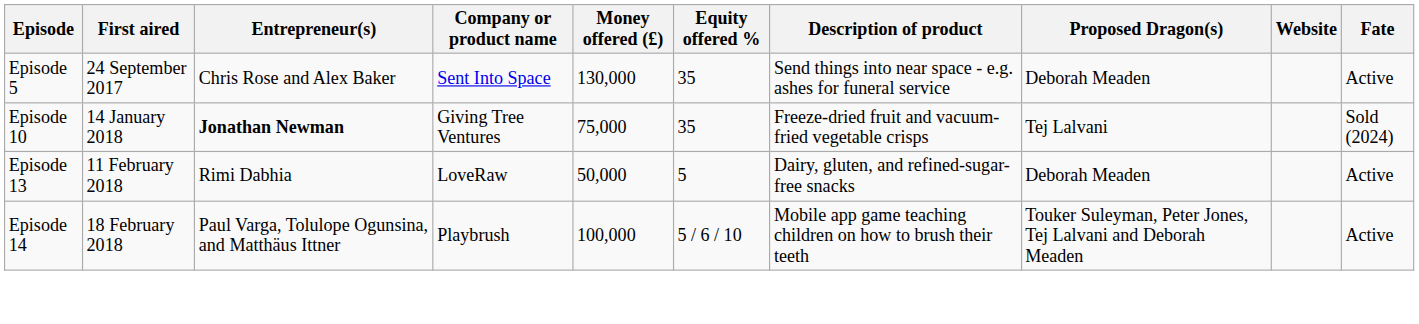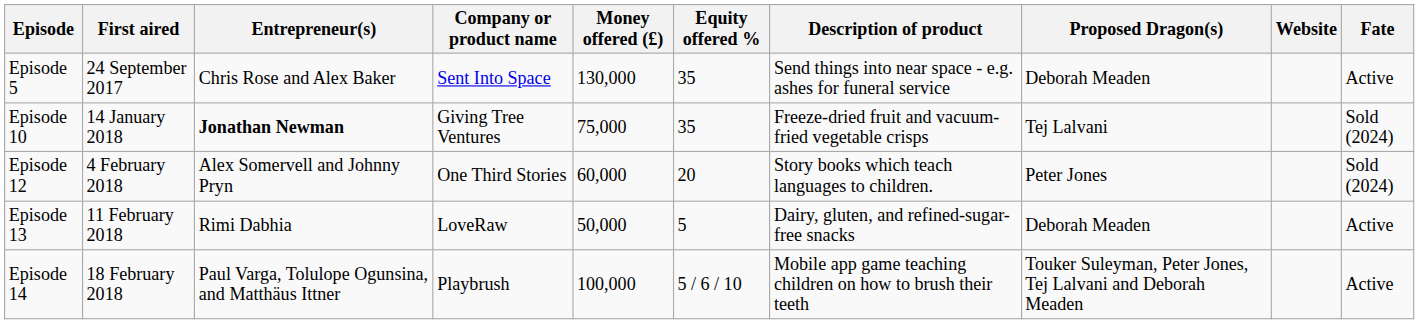+ row: (38, 176)
